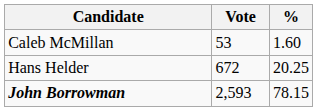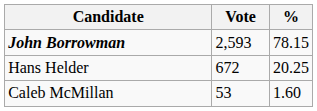rows swapped: (67, 93) <-> (61, 42)
